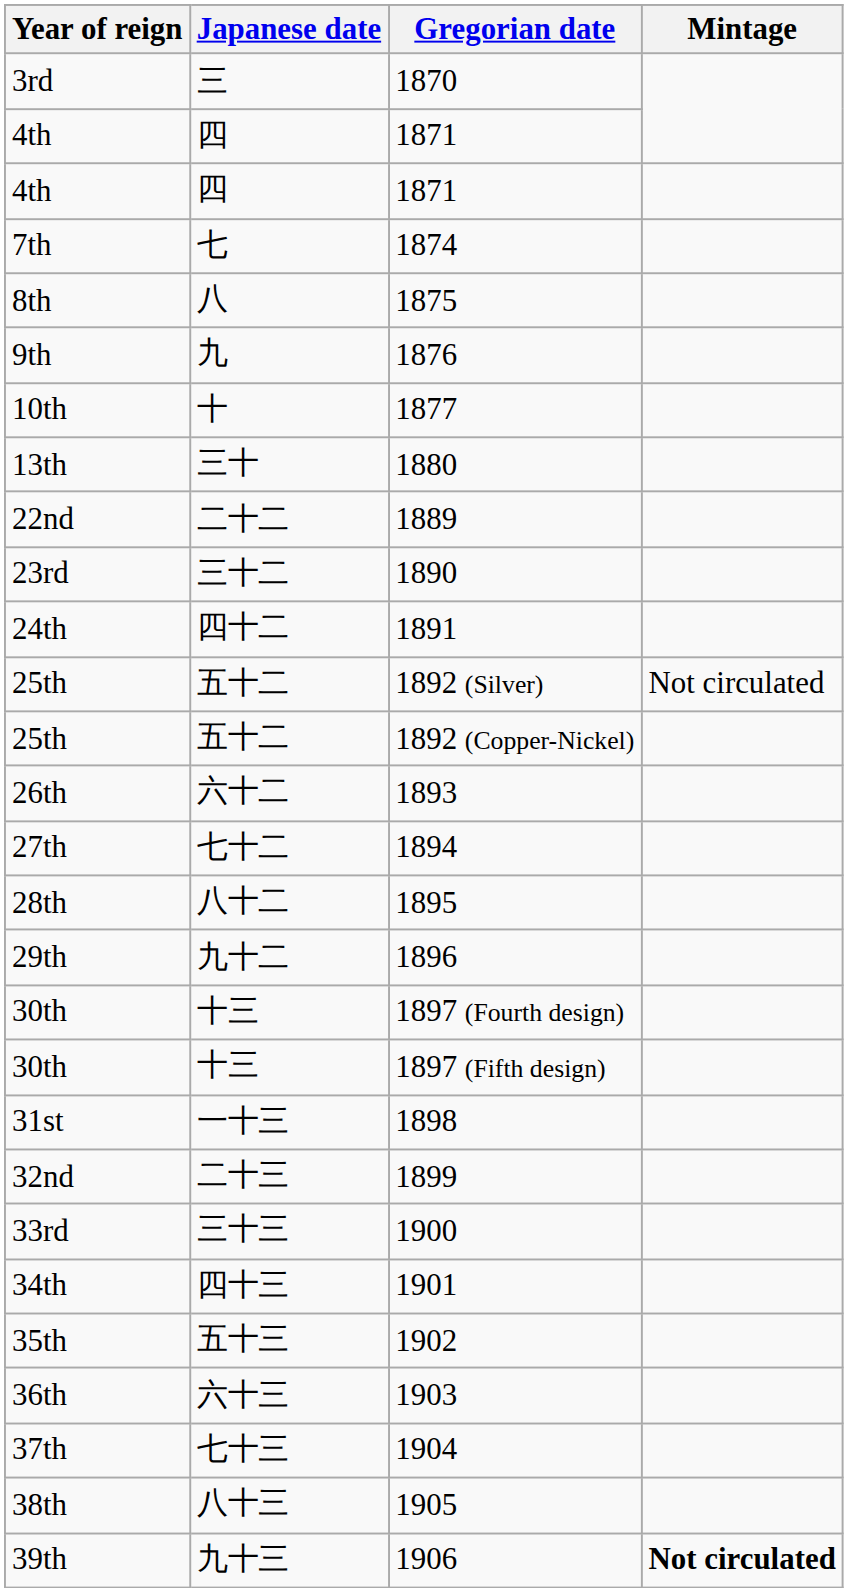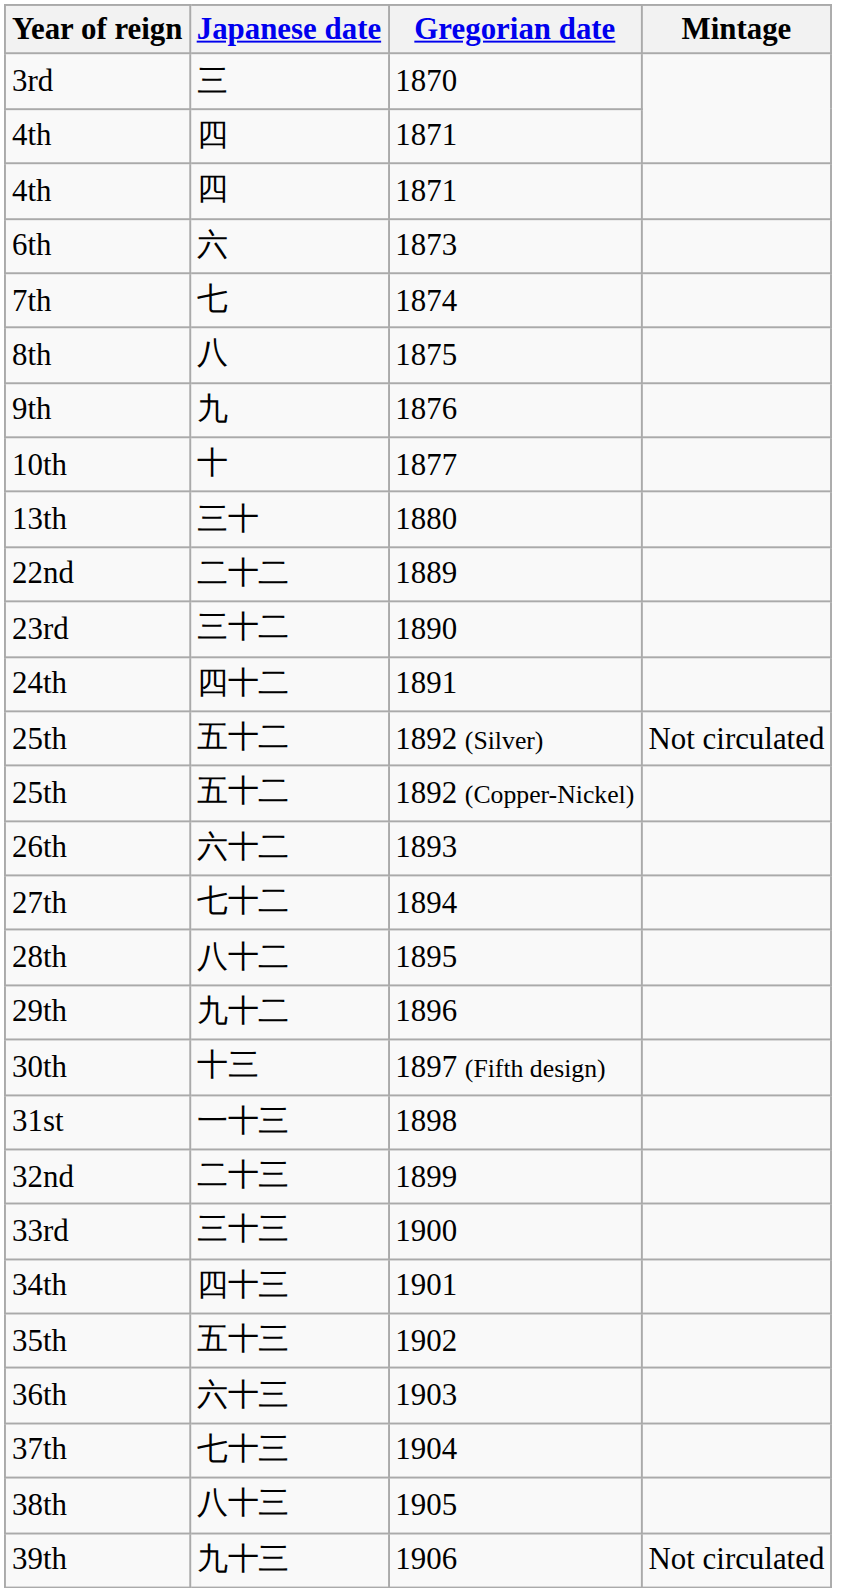+ row: (32, 245)
- row: (40, 1011)
(742, 1559) bold -> (736, 1559) normal
